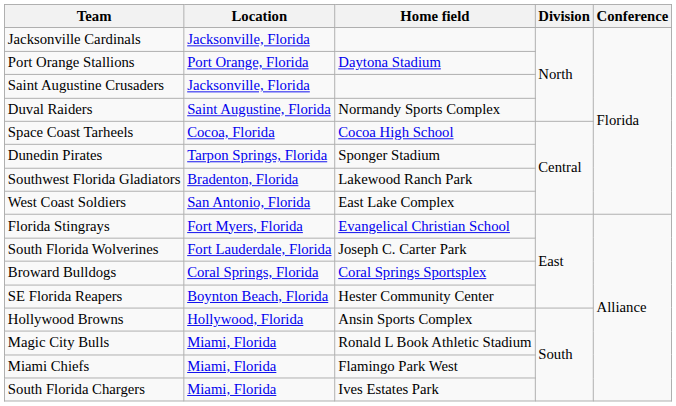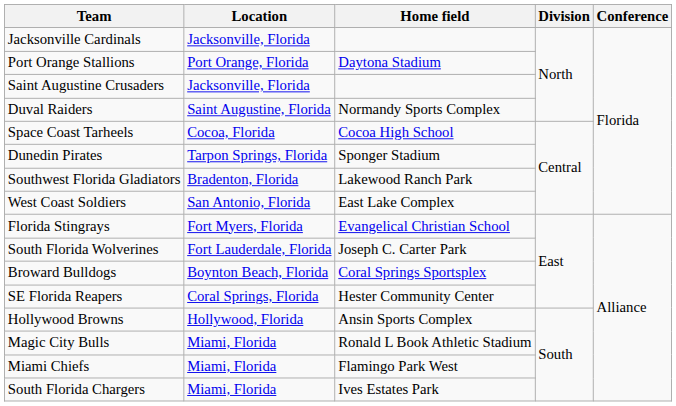(253, 272) Coral Springs, Florida -> (258, 272) Boynton Beach, Florida
(258, 296) Boynton Beach, Florida -> (253, 296) Coral Springs, Florida
